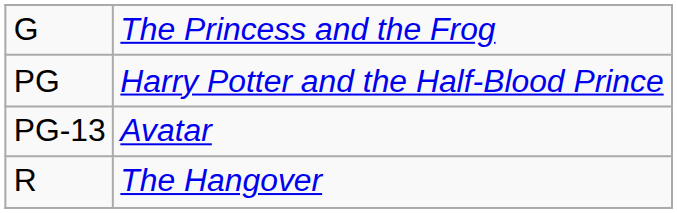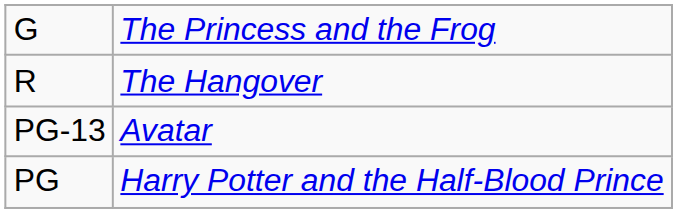rows swapped: (37, 80) <-> (25, 181)
